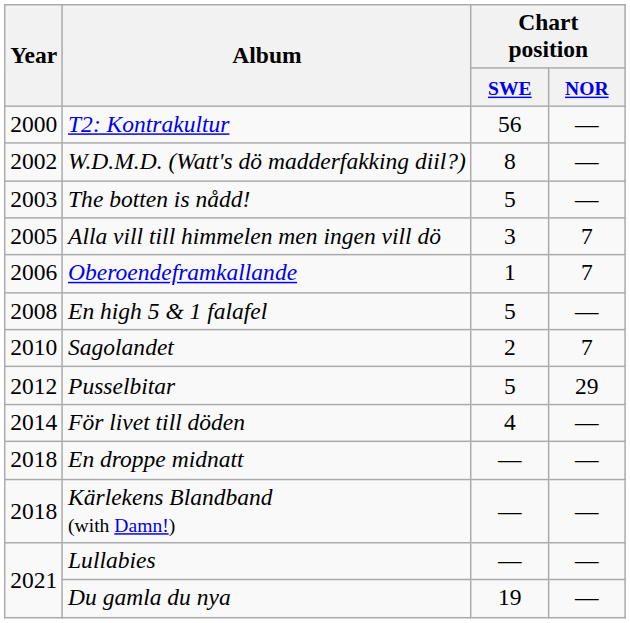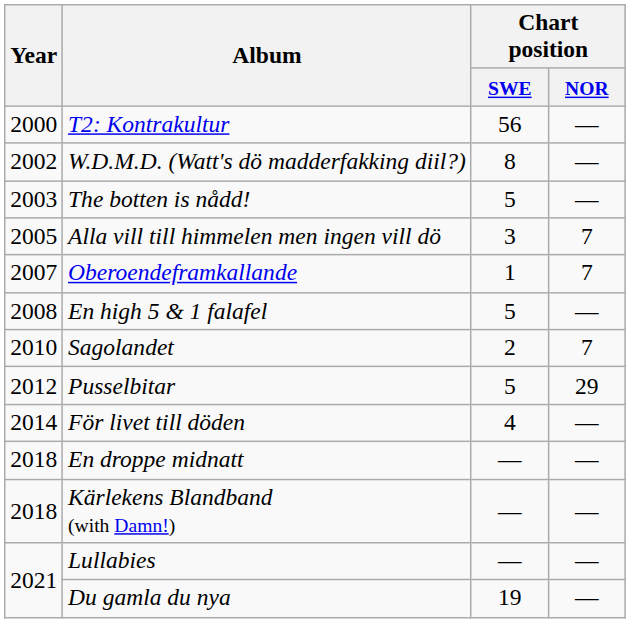(34, 273) 2006 -> (34, 273) 2007
